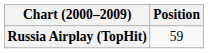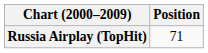(177, 36) 59 -> (177, 36) 71
